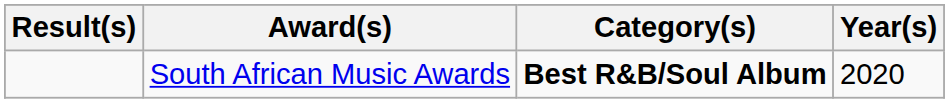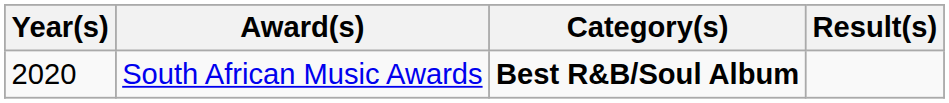columns swapped: (889, 27) <-> (74, 27)
